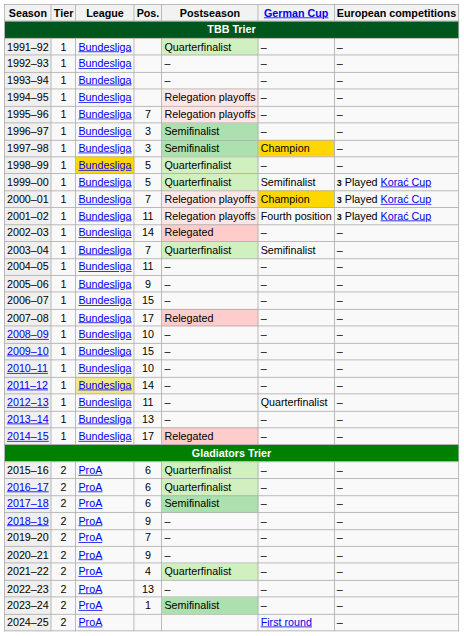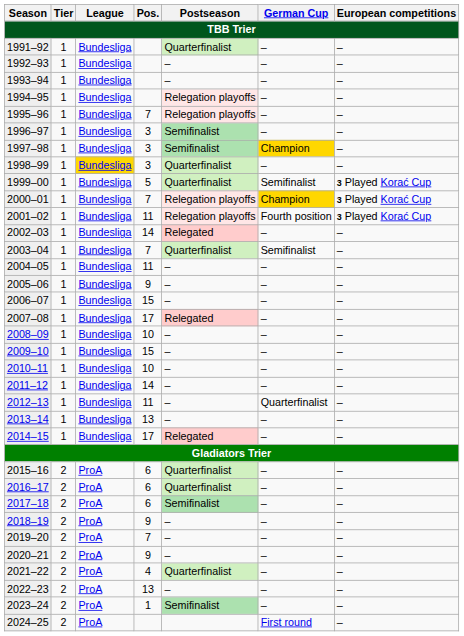(148, 165) 5 -> (148, 165) 3
(105, 385) khaki background -> (105, 385) no background
